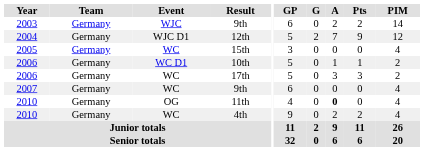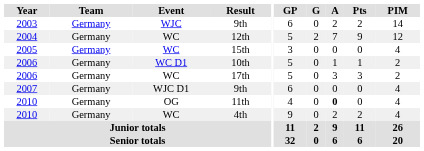(171, 36) WJC D1 -> (171, 36) WC
(171, 88) WC -> (171, 88) WJC D1
